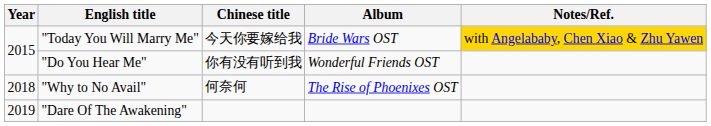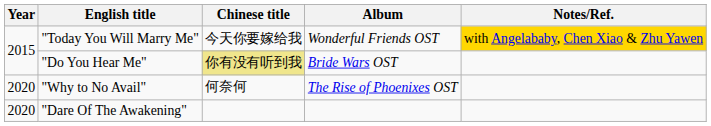(353, 38) Bride Wars OST -> (373, 38) Wonderful Friends OST
(253, 62) no background -> (253, 62) khaki background
(373, 62) Wonderful Friends OST -> (353, 62) Bride Wars OST
(21, 87) 2018 -> (21, 87) 2020
(21, 110) 2019 -> (21, 110) 2020
